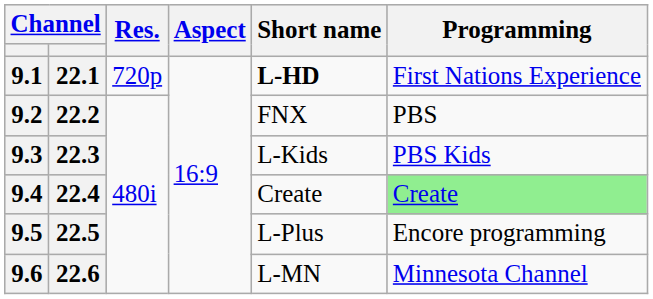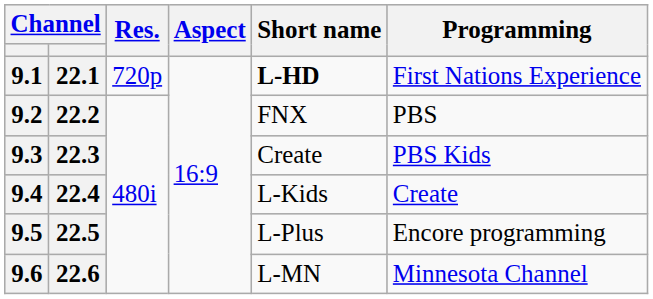(293, 154) L-Kids -> (290, 154) Create
(290, 194) Create -> (293, 194) L-Kids
(425, 194) lightgreen background -> (425, 194) no background
